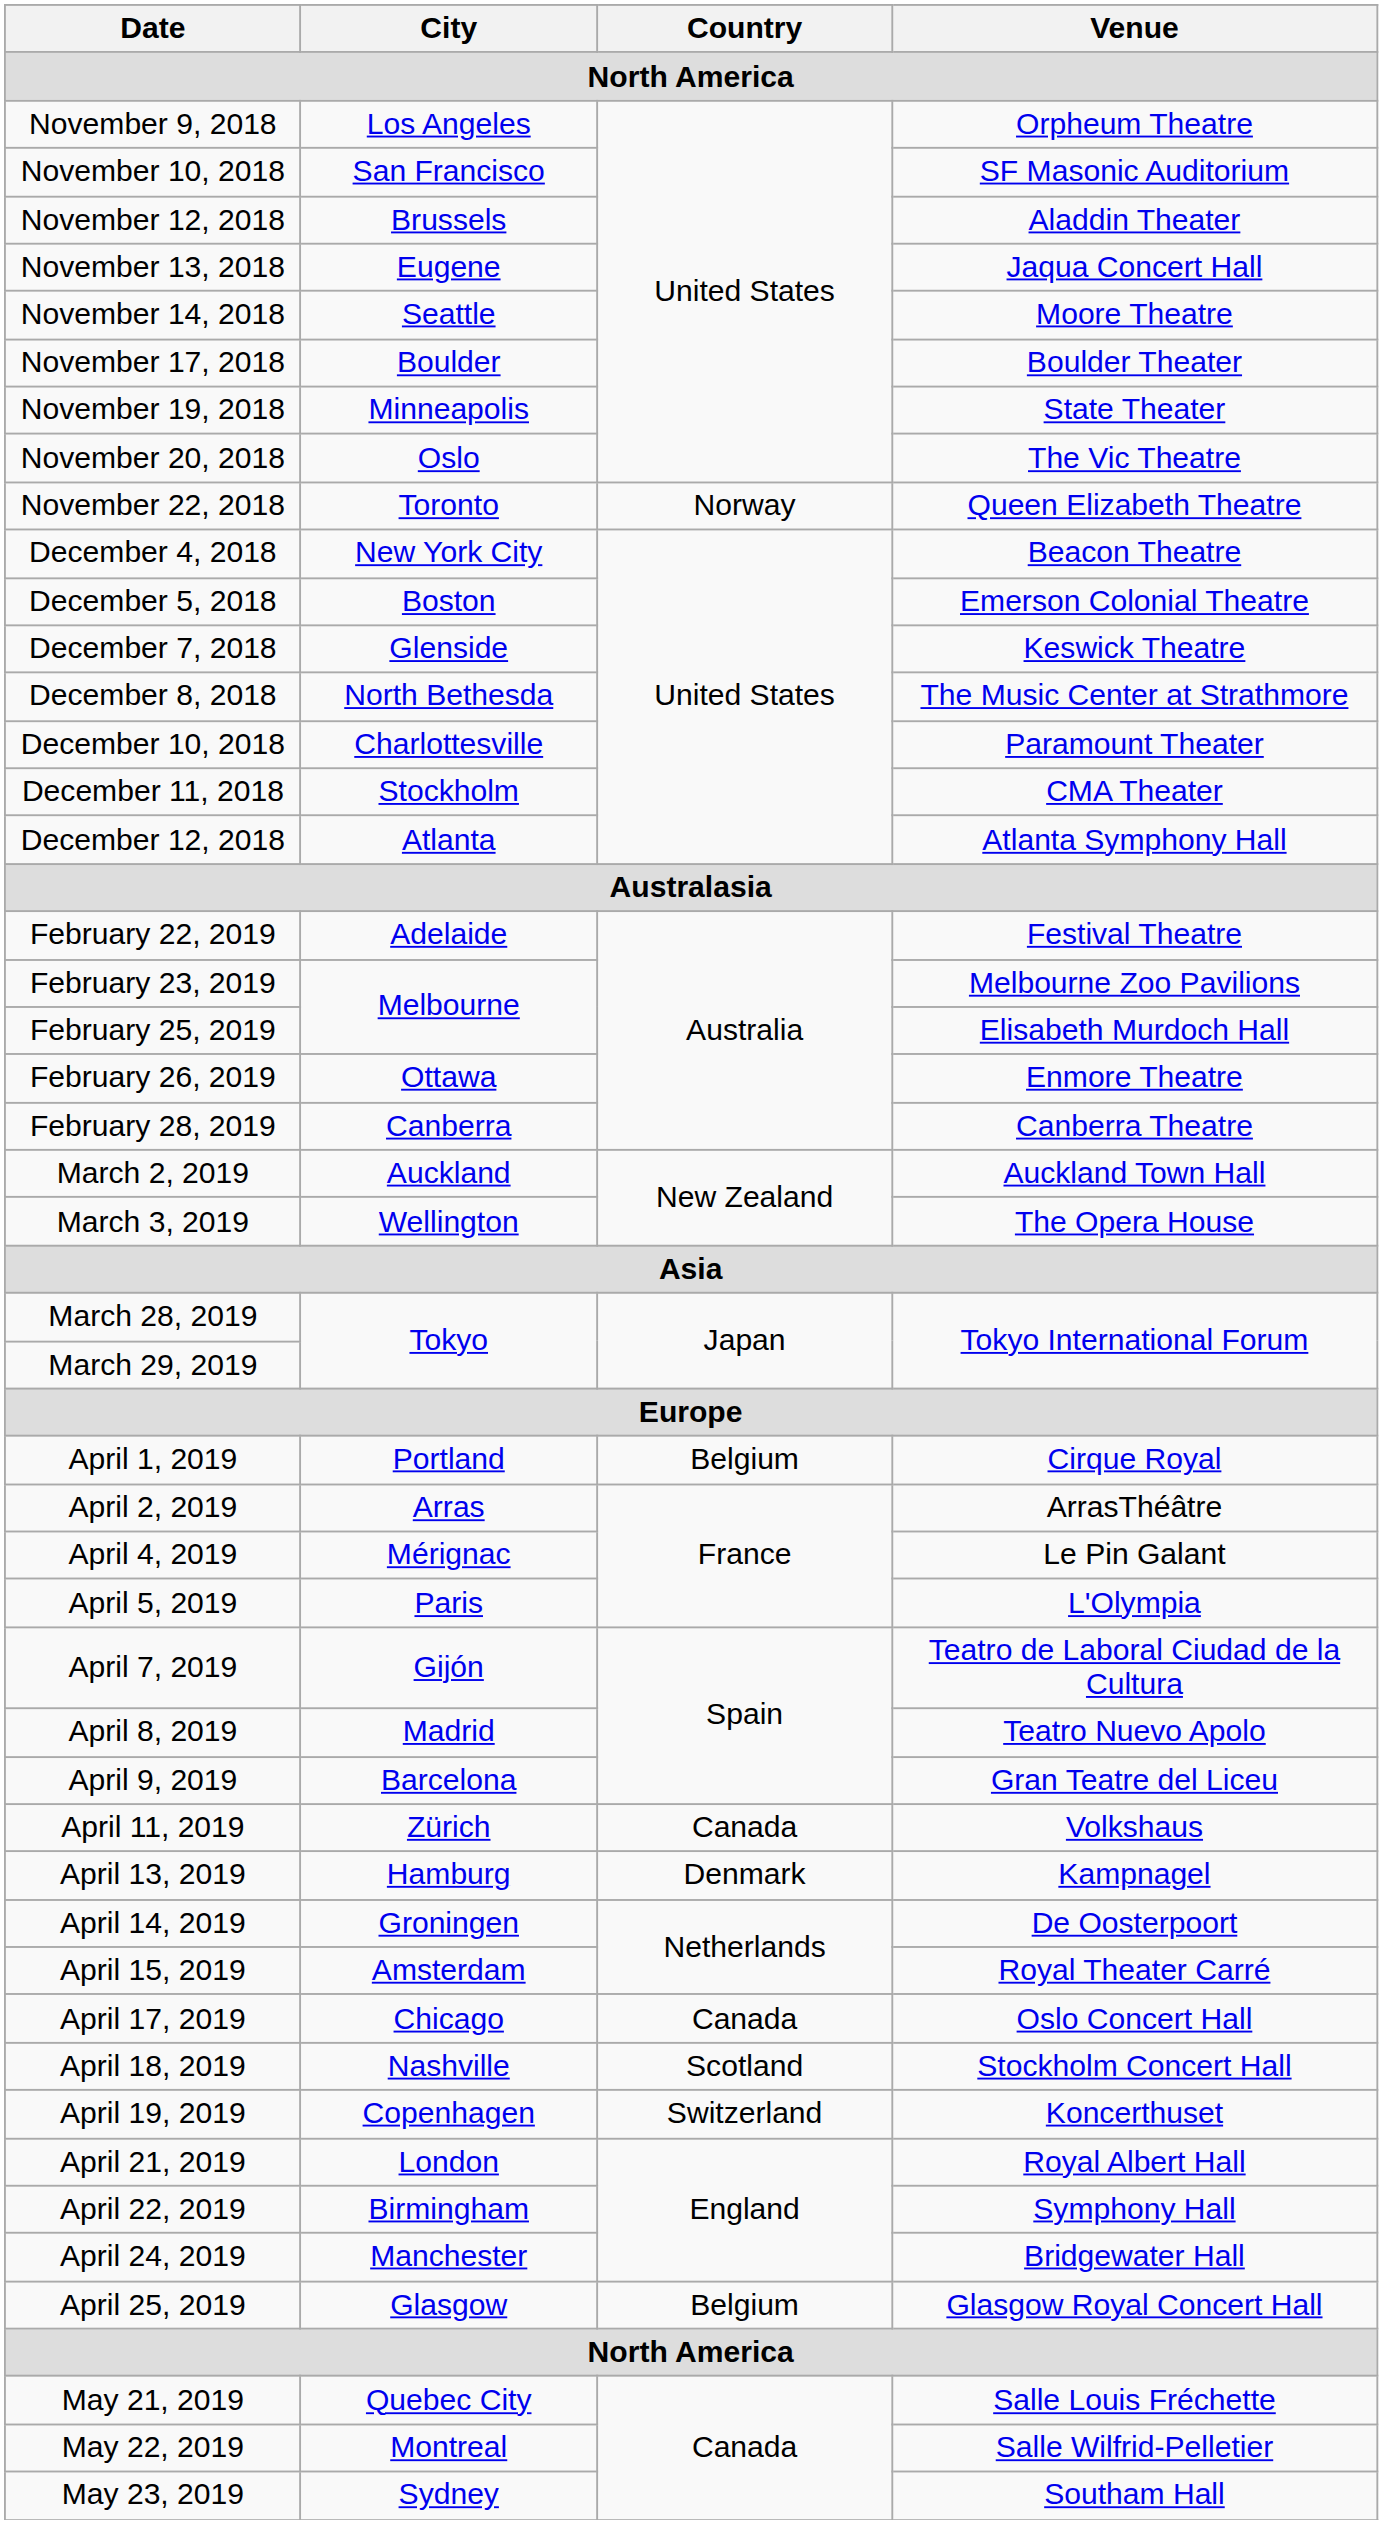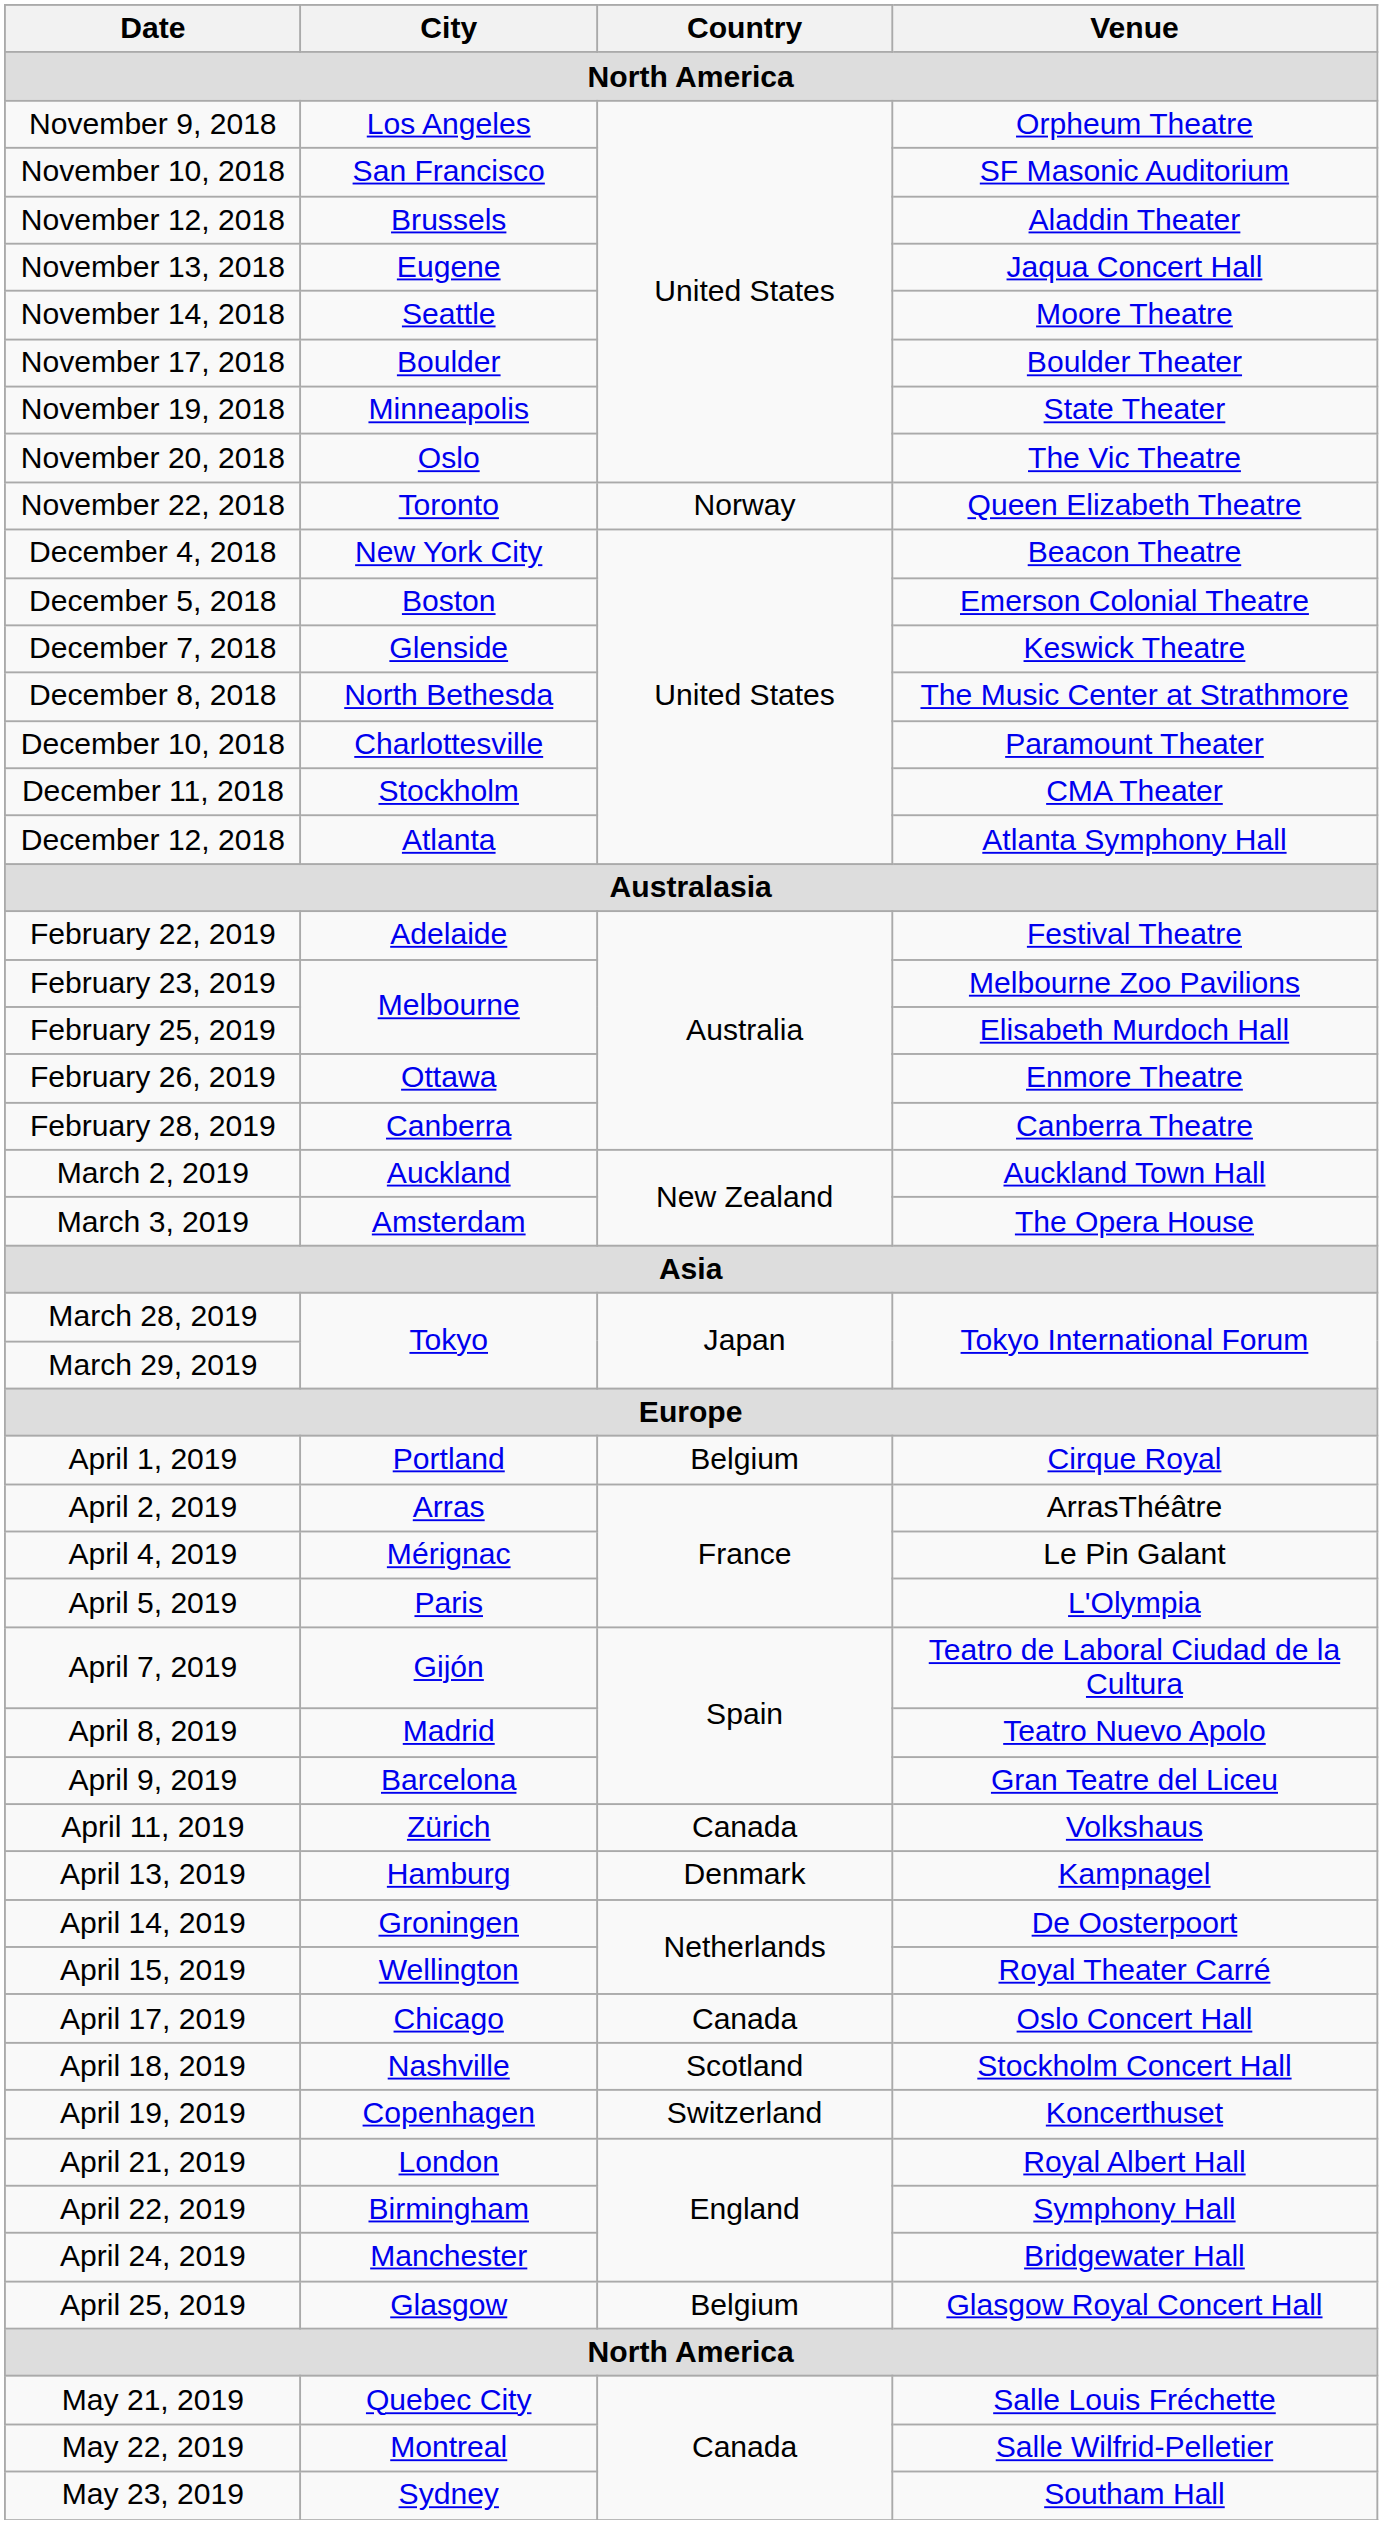(449, 1220) Wellington -> (449, 1220) Amsterdam
(449, 1970) Amsterdam -> (449, 1970) Wellington
